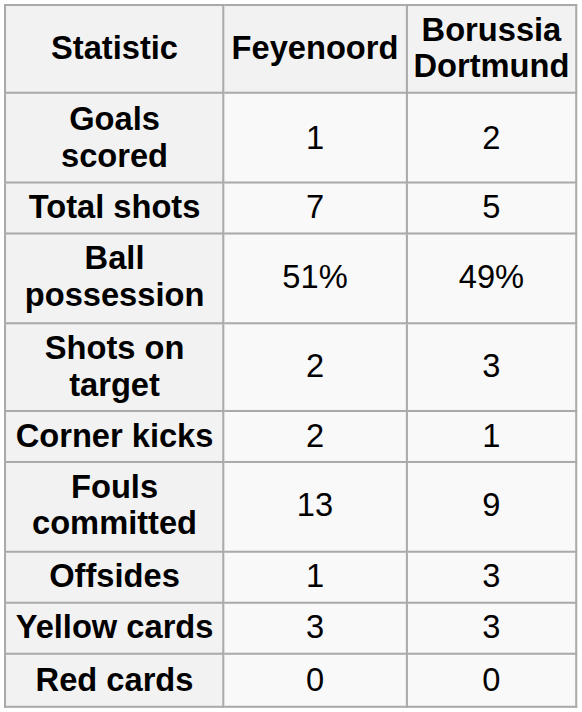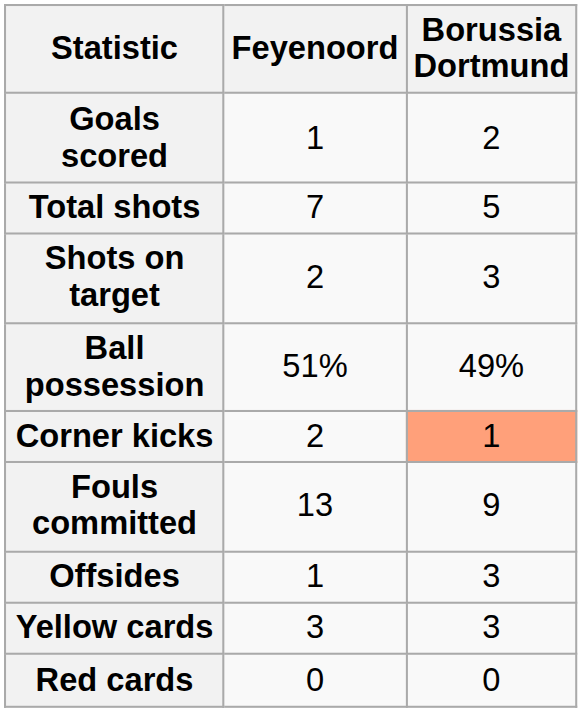rows swapped: (115, 365) <-> (115, 277)
(491, 436) no background -> (491, 436) lightsalmon background
